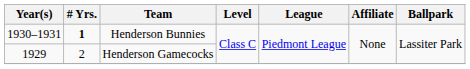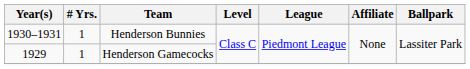(82, 34) bold -> (82, 34) normal
(82, 54) 2 -> (82, 54) 1
